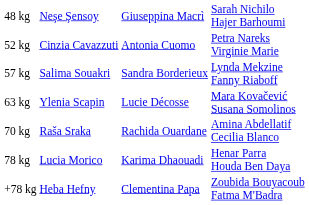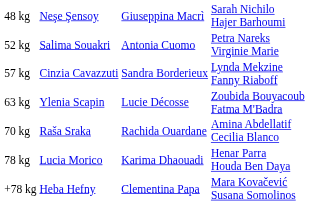(79, 45) Cinzia Cavazzuti -> (75, 45) Salima Souakri
(75, 73) Salima Souakri -> (79, 73) Cinzia Cavazzuti
(253, 102) Mara Kovačević Susana Somolinos -> (258, 102) Zoubida Bouyacoub Fatma M'Badra
(258, 189) Zoubida Bouyacoub Fatma M'Badra -> (253, 189) Mara Kovačević Susana Somolinos
